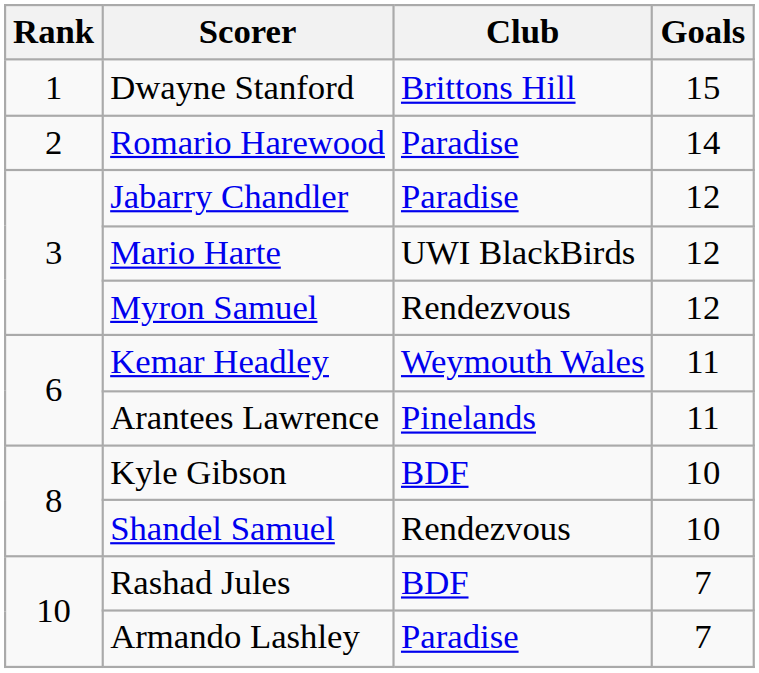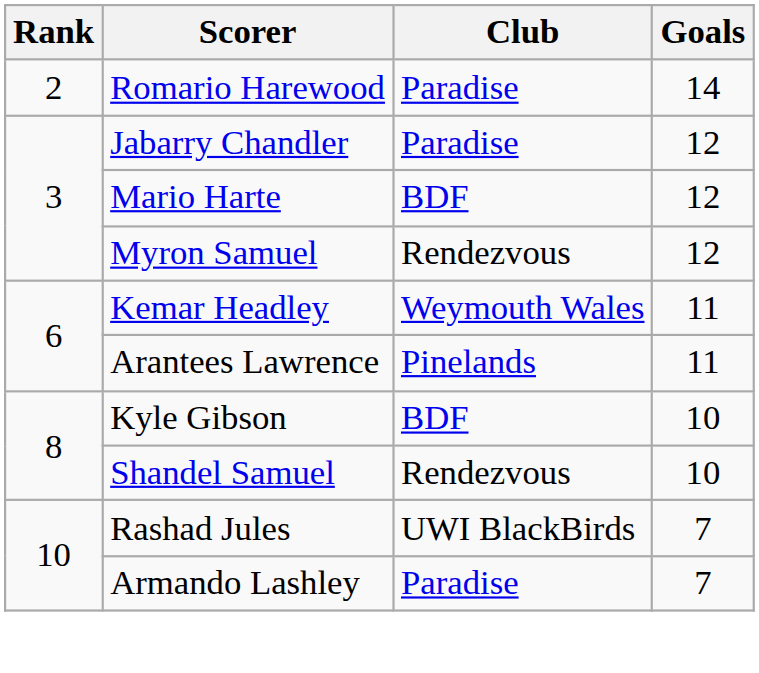- row: (232, 87)
(518, 252) UWI BlackBirds -> (435, 197) BDF
(435, 582) BDF -> (518, 527) UWI BlackBirds
